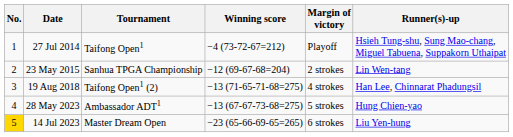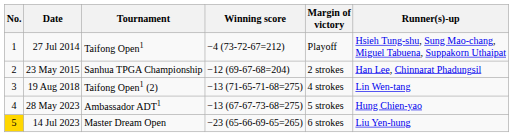(383, 69) Lin Wen-tang -> (418, 69) Han Lee, Chinnarat Phadungsil
(418, 87) Han Lee, Chinnarat Phadungsil -> (383, 87) Lin Wen-tang
